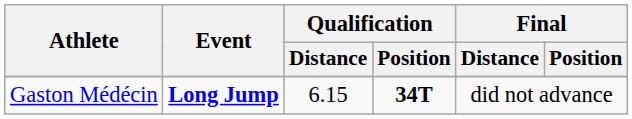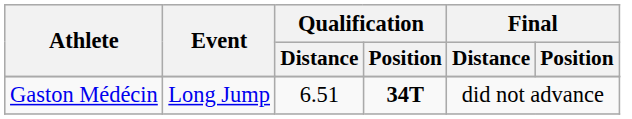(224, 95) bold -> (219, 95) normal
(328, 95) 6.15 -> (319, 95) 6.51
